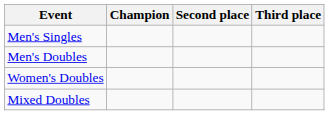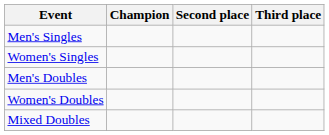+ row: (53, 57)
